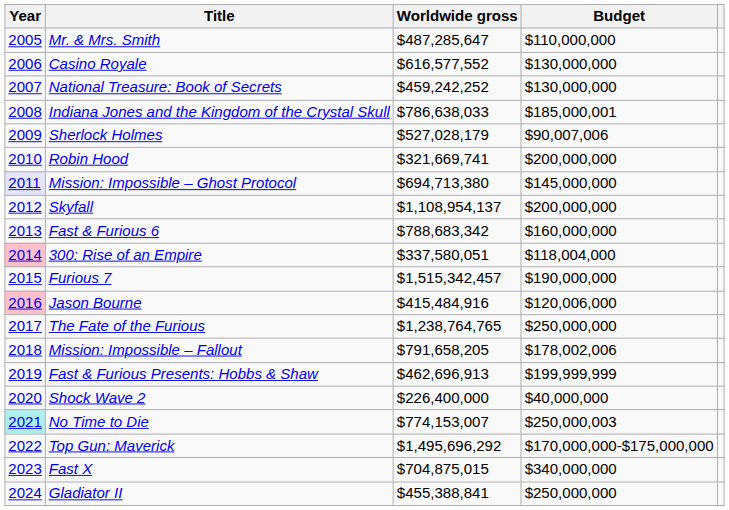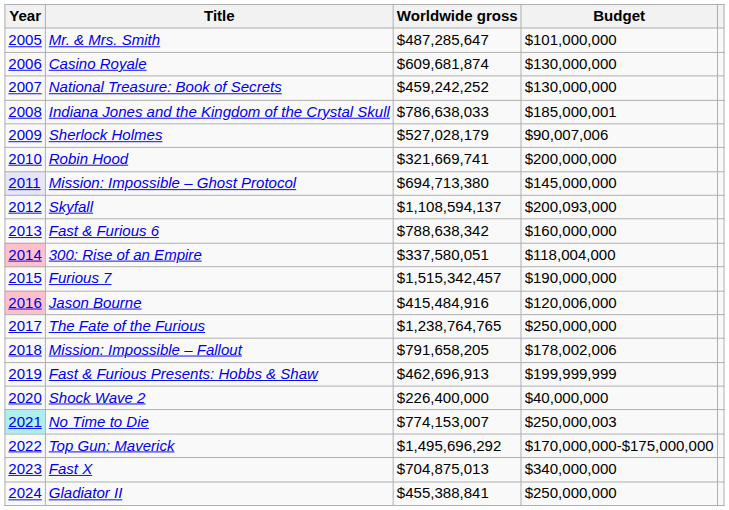(570, 40) $110,000,000 -> (571, 40) $101,000,000
(443, 64) $616,577,552 -> (443, 64) $609,681,874
(449, 207) $1,108,954,137 -> (449, 207) $1,108,594,137
(571, 207) $200,000,000 -> (571, 207) $200,093,000
(443, 231) $788,683,342 -> (443, 231) $788,638,342
(443, 469) $704,875,015 -> (443, 469) $704,875,013
